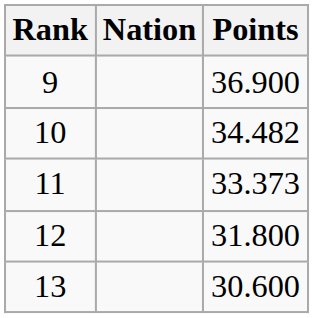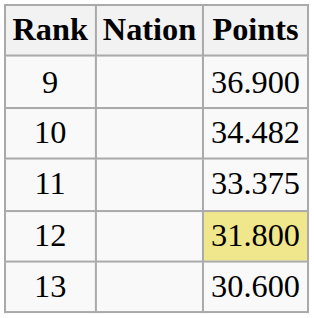(256, 183) 33.373 -> (256, 183) 33.375
(256, 235) no background -> (256, 235) khaki background
